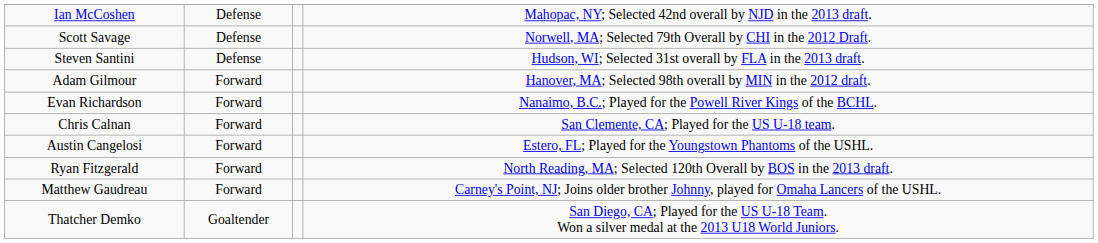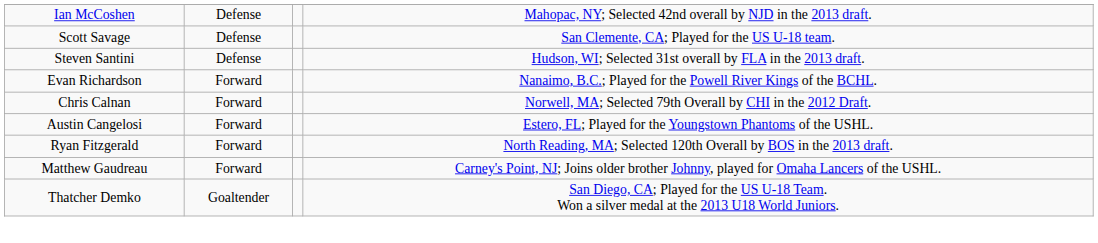(698, 37) Norwell, MA; Selected 79th Overall by CHI in the 2012 Draft. -> (698, 37) San Clemente, CA; Played for the US U-18 team.
- row: (94, 80)
(698, 124) San Clemente, CA; Played for the US U-18 team. -> (698, 102) Norwell, MA; Selected 79th Overall by CHI in the 2012 Draft.
